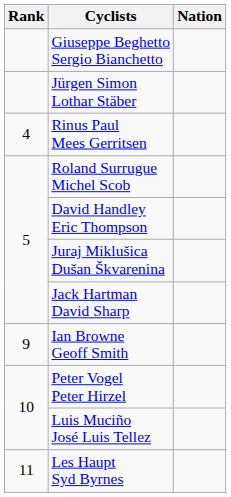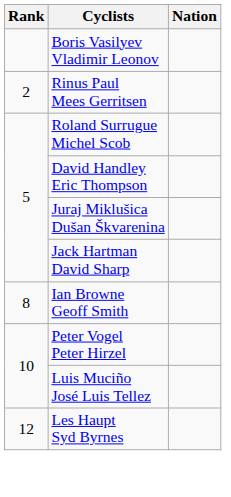- row: (111, 50)
- row: (94, 92)
+ row: (105, 50)
(26, 134) 4 -> (26, 92) 2
(26, 344) 9 -> (26, 302) 8
(26, 470) 11 -> (26, 428) 12
